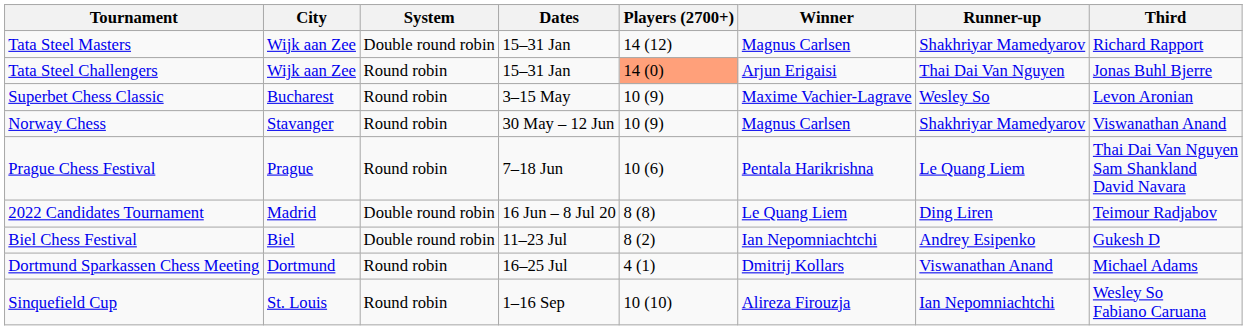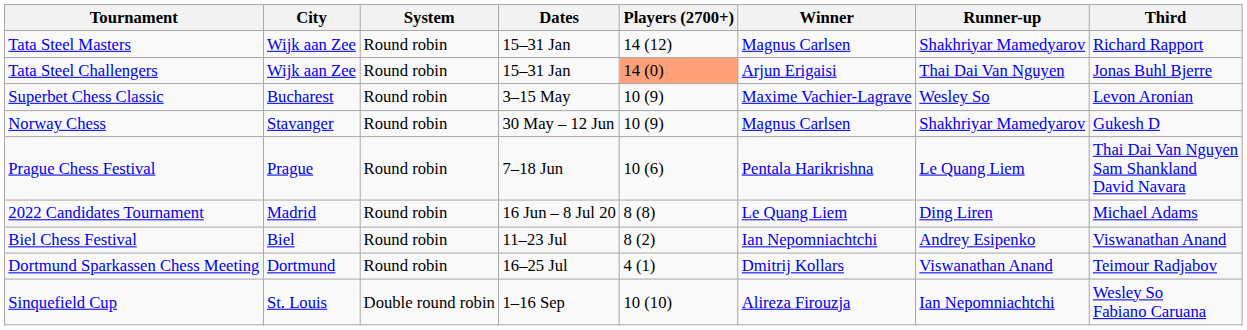(429, 44) Double round robin -> (405, 44) Round robin
(1160, 123) Viswanathan Anand -> (1126, 123) Gukesh D
(429, 213) Double round robin -> (405, 213) Round robin
(1155, 213) Teimour Radjabov -> (1145, 213) Michael Adams
(429, 239) Double round robin -> (405, 239) Round robin
(1126, 239) Gukesh D -> (1160, 239) Viswanathan Anand
(1145, 266) Michael Adams -> (1155, 266) Teimour Radjabov
(405, 302) Round robin -> (429, 302) Double round robin
